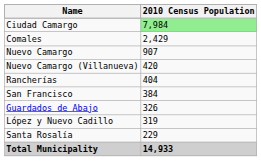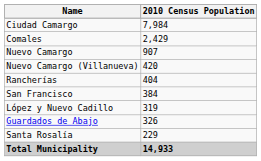(155, 25) lightgreen background -> (155, 25) no background
rows swapped: (52, 108) <-> (60, 121)
